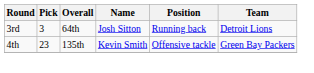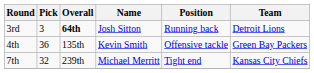(71, 28) normal -> (71, 28) bold
(44, 44) 23 -> (44, 44) 36
+ row: (13, 60)
